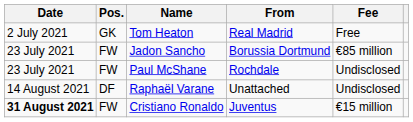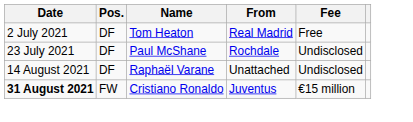(108, 32) GK -> (107, 32) DF
- row: (167, 51)
(108, 70) FW -> (107, 51) DF
